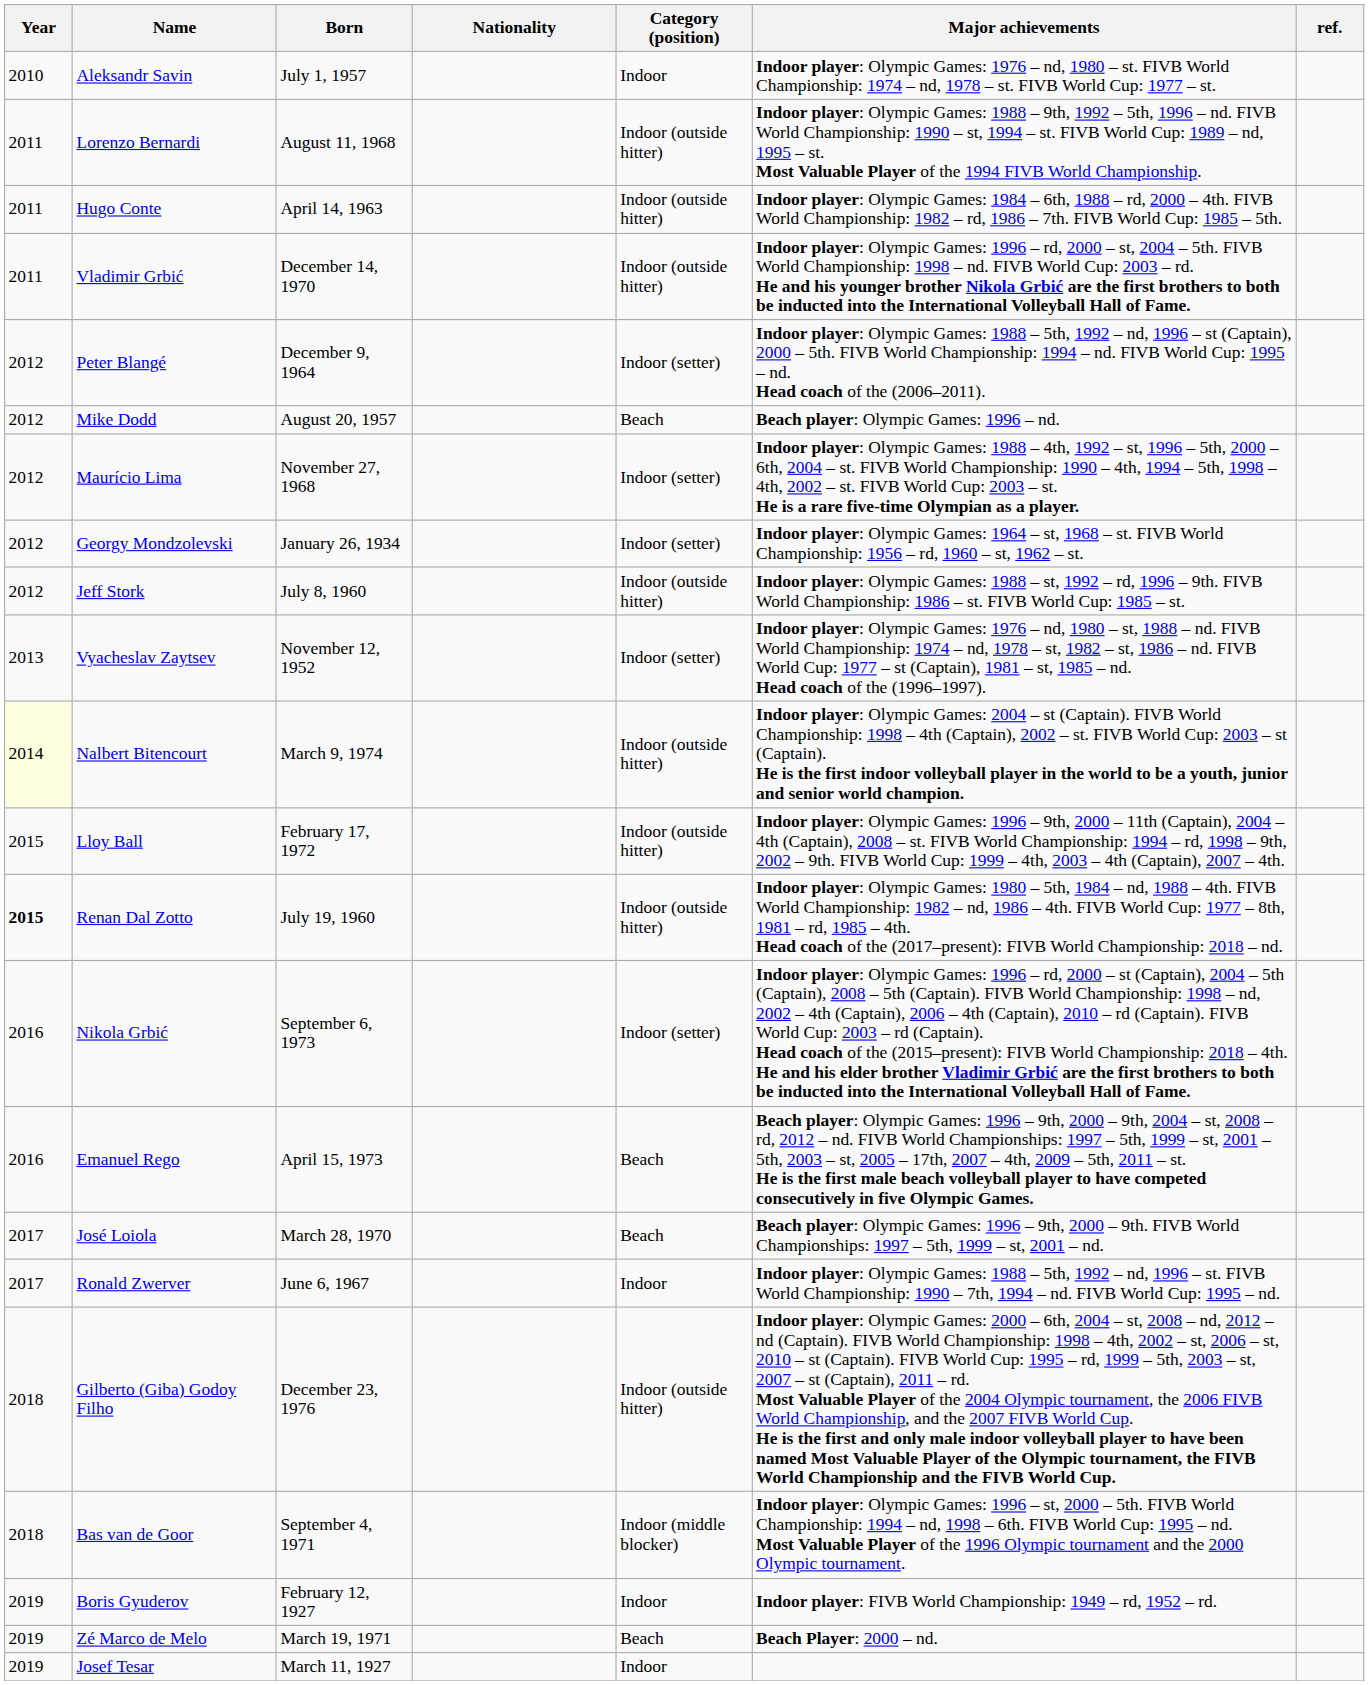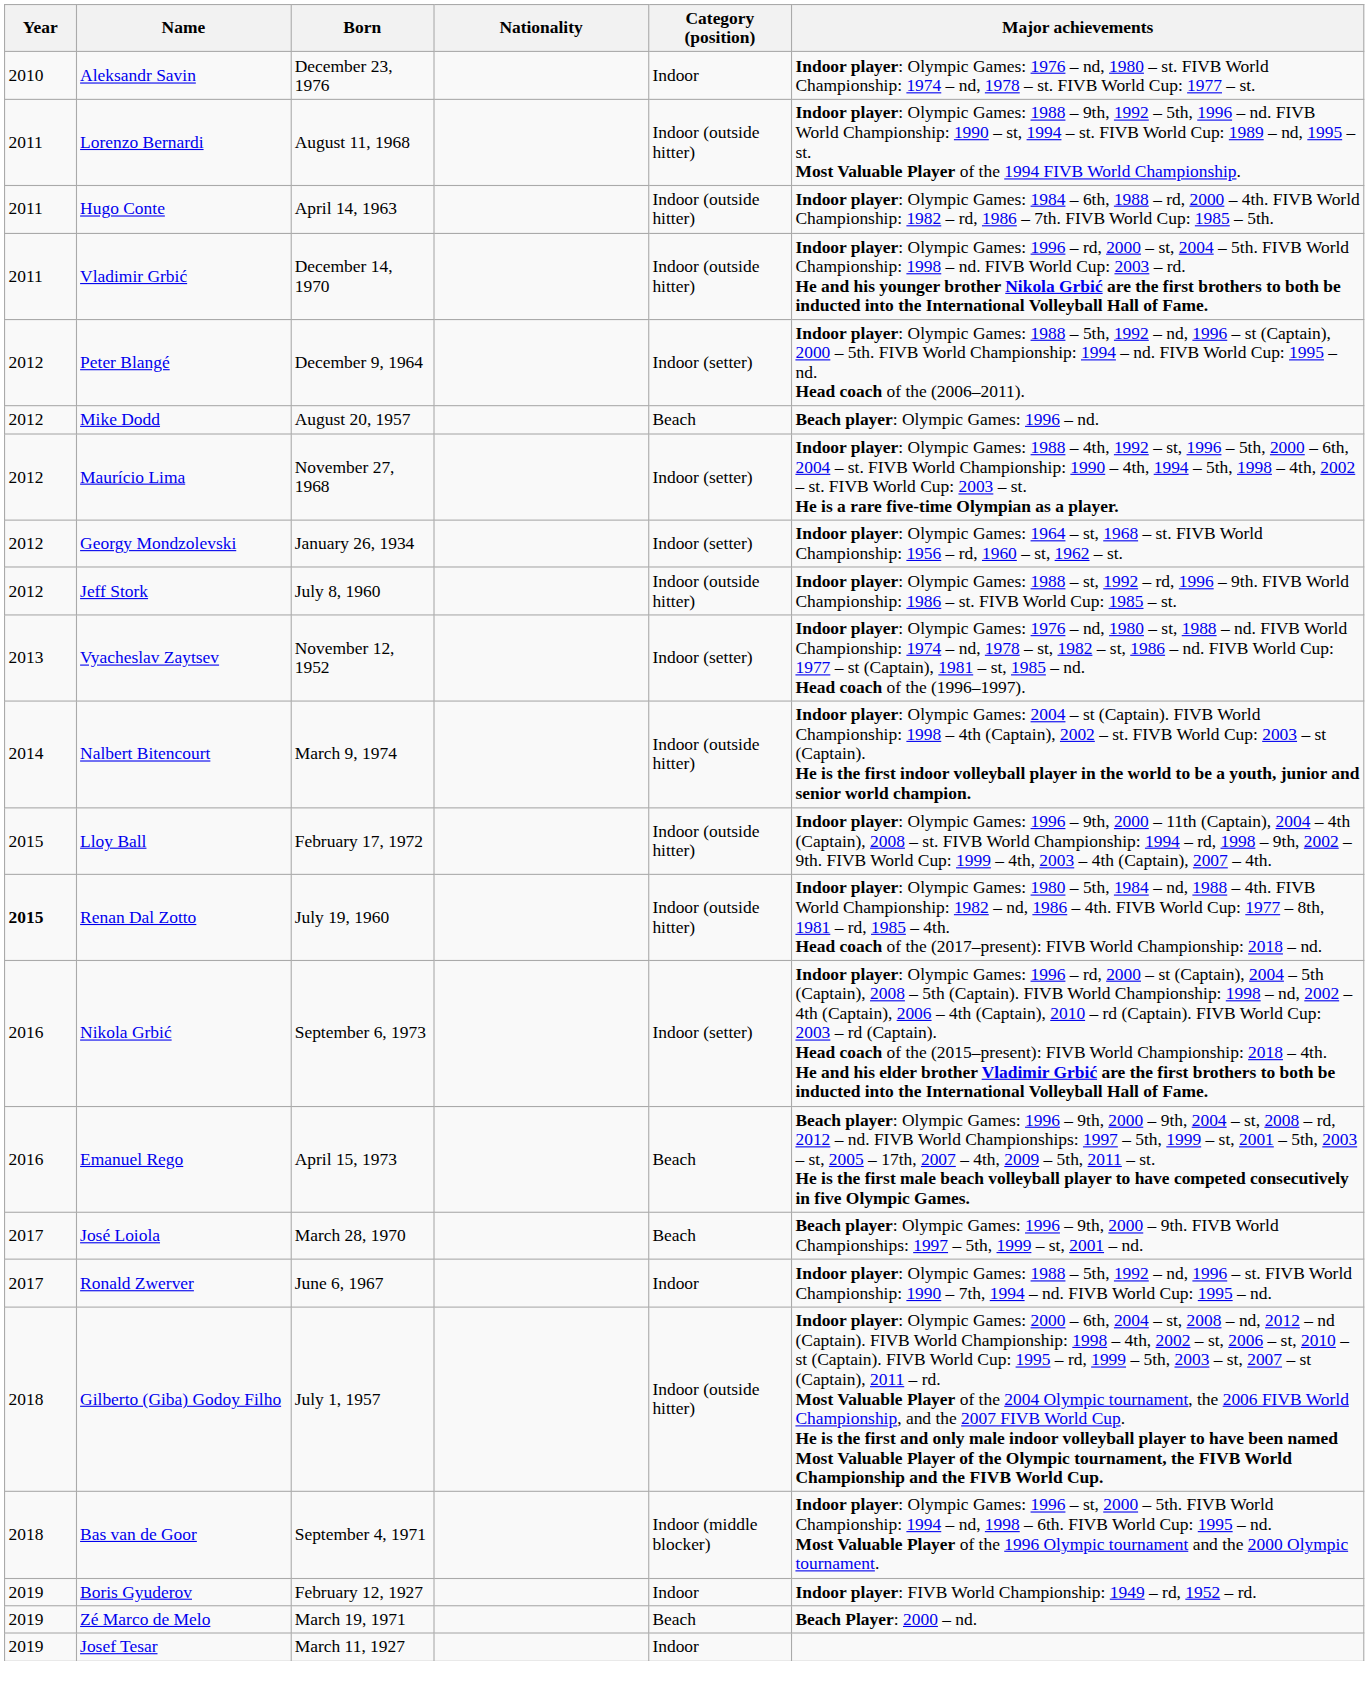- column: (1330, 28)
(323, 75) July 1, 1957 -> (344, 75) December 23, 1976
(26, 754) lightyellow background -> (26, 754) no background
(329, 1399) December 23, 1976 -> (338, 1399) July 1, 1957
